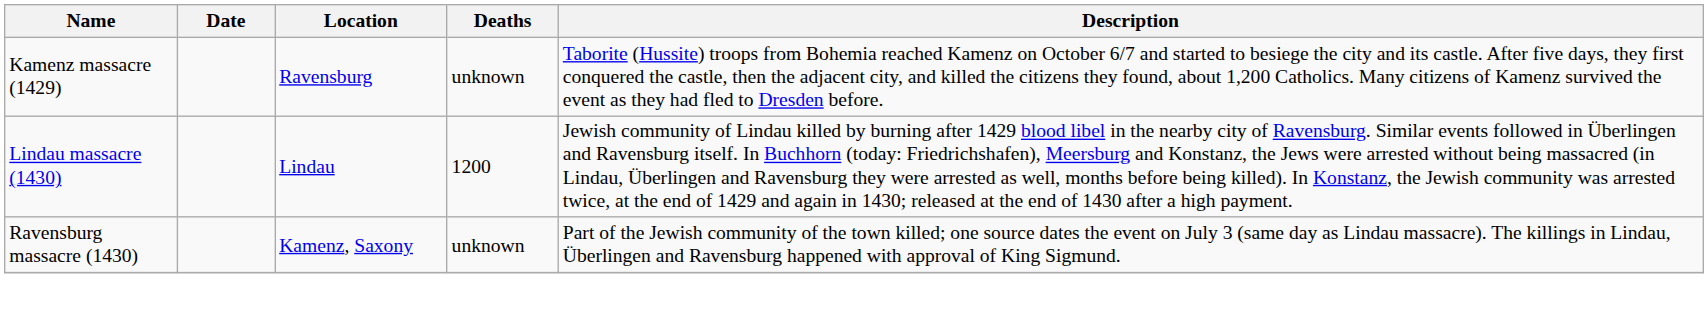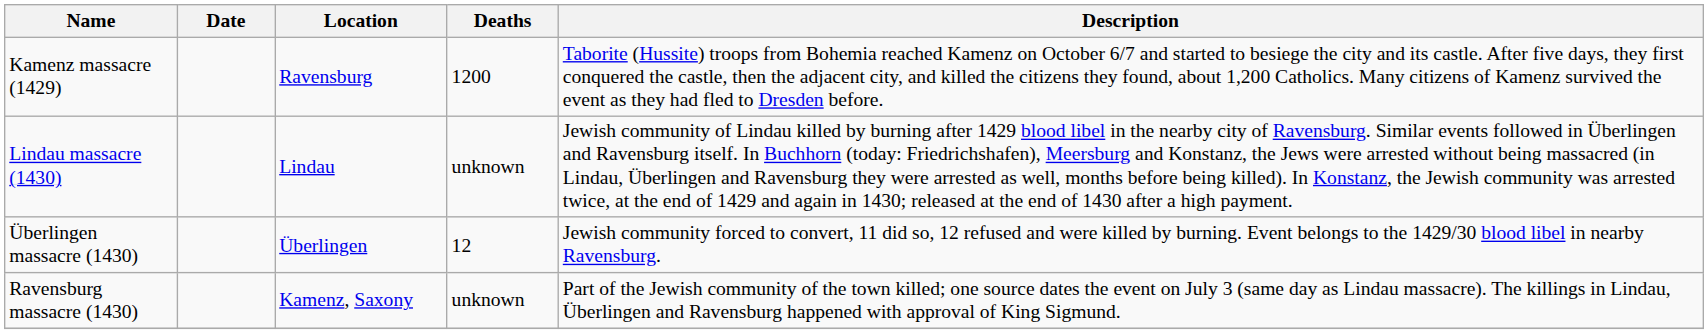(488, 76) unknown -> (471, 76) 1200
(471, 166) 1200 -> (488, 166) unknown
+ row: (74, 245)
